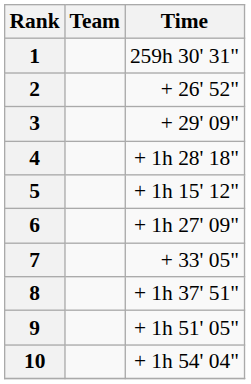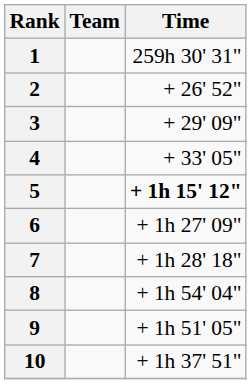(186, 157) + 1h 28' 18" -> (202, 157) + 33' 05"
(186, 191) normal -> (186, 191) bold
(200, 259) + 33' 05" -> (189, 259) + 1h 28' 18"
(186, 293) + 1h 37' 51" -> (189, 293) + 1h 54' 04"
(186, 361) + 1h 54' 04" -> (189, 361) + 1h 37' 51"
